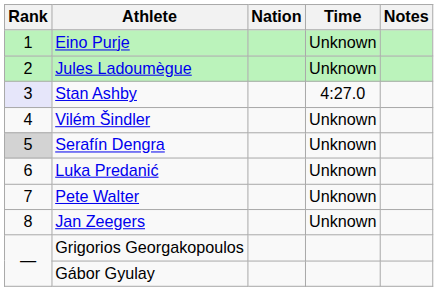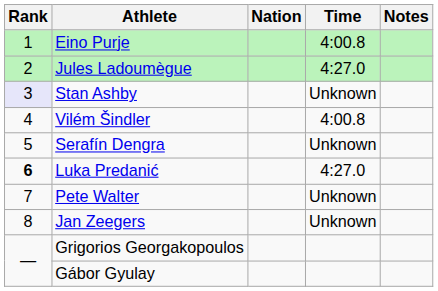(343, 42) Unknown -> (343, 42) 4:00.8
(343, 68) Unknown -> (343, 68) 4:27.0
(343, 94) 4:27.0 -> (343, 94) Unknown
(343, 119) Unknown -> (343, 119) 4:00.8
(28, 145) lightgrey background -> (28, 145) no background
(28, 171) normal -> (28, 171) bold
(343, 171) Unknown -> (343, 171) 4:27.0
